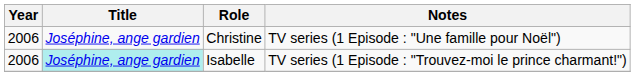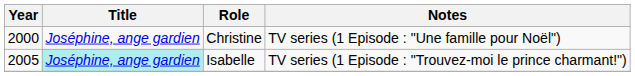(23, 37) 2006 -> (23, 37) 2000
(23, 60) 2006 -> (23, 60) 2005
